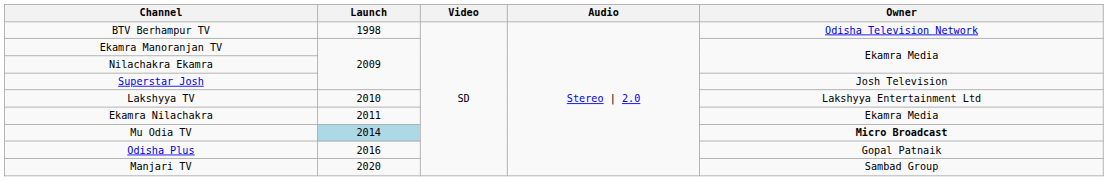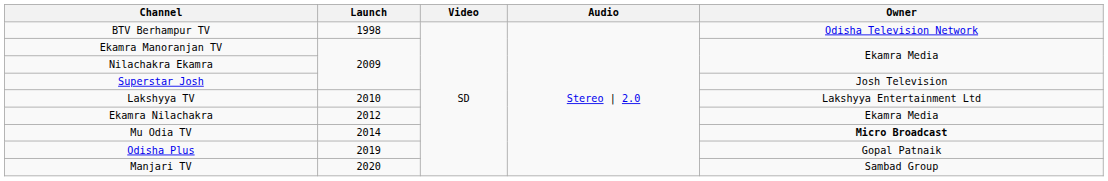(369, 115) 2011 -> (369, 115) 2012
(369, 132) lightblue background -> (369, 132) no background
(369, 149) 2016 -> (369, 149) 2019
